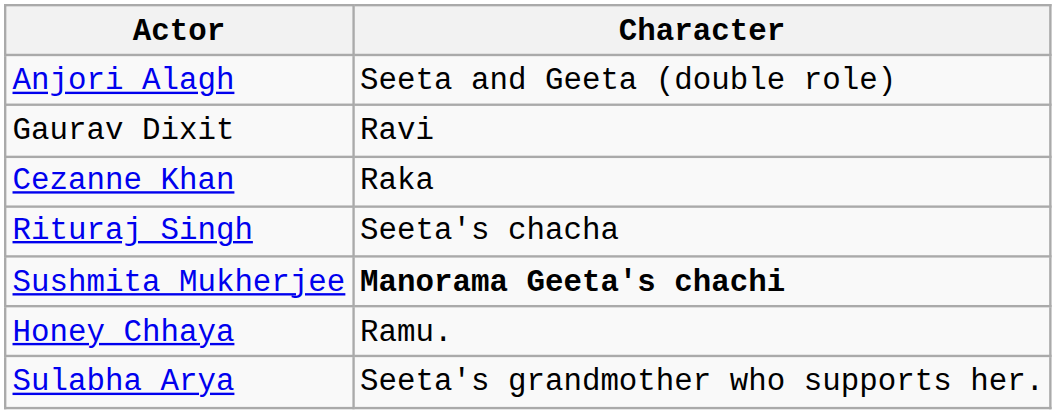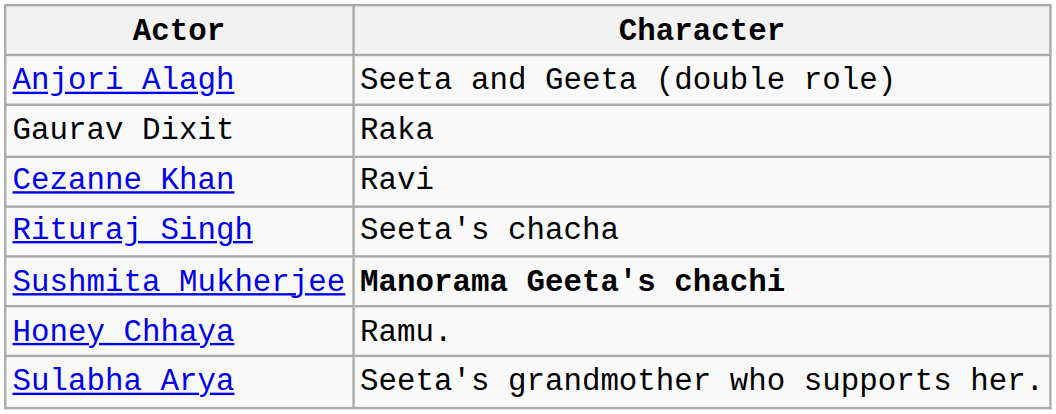(397, 131) Ravi -> (397, 131) Raka
(397, 181) Raka -> (397, 181) Ravi
